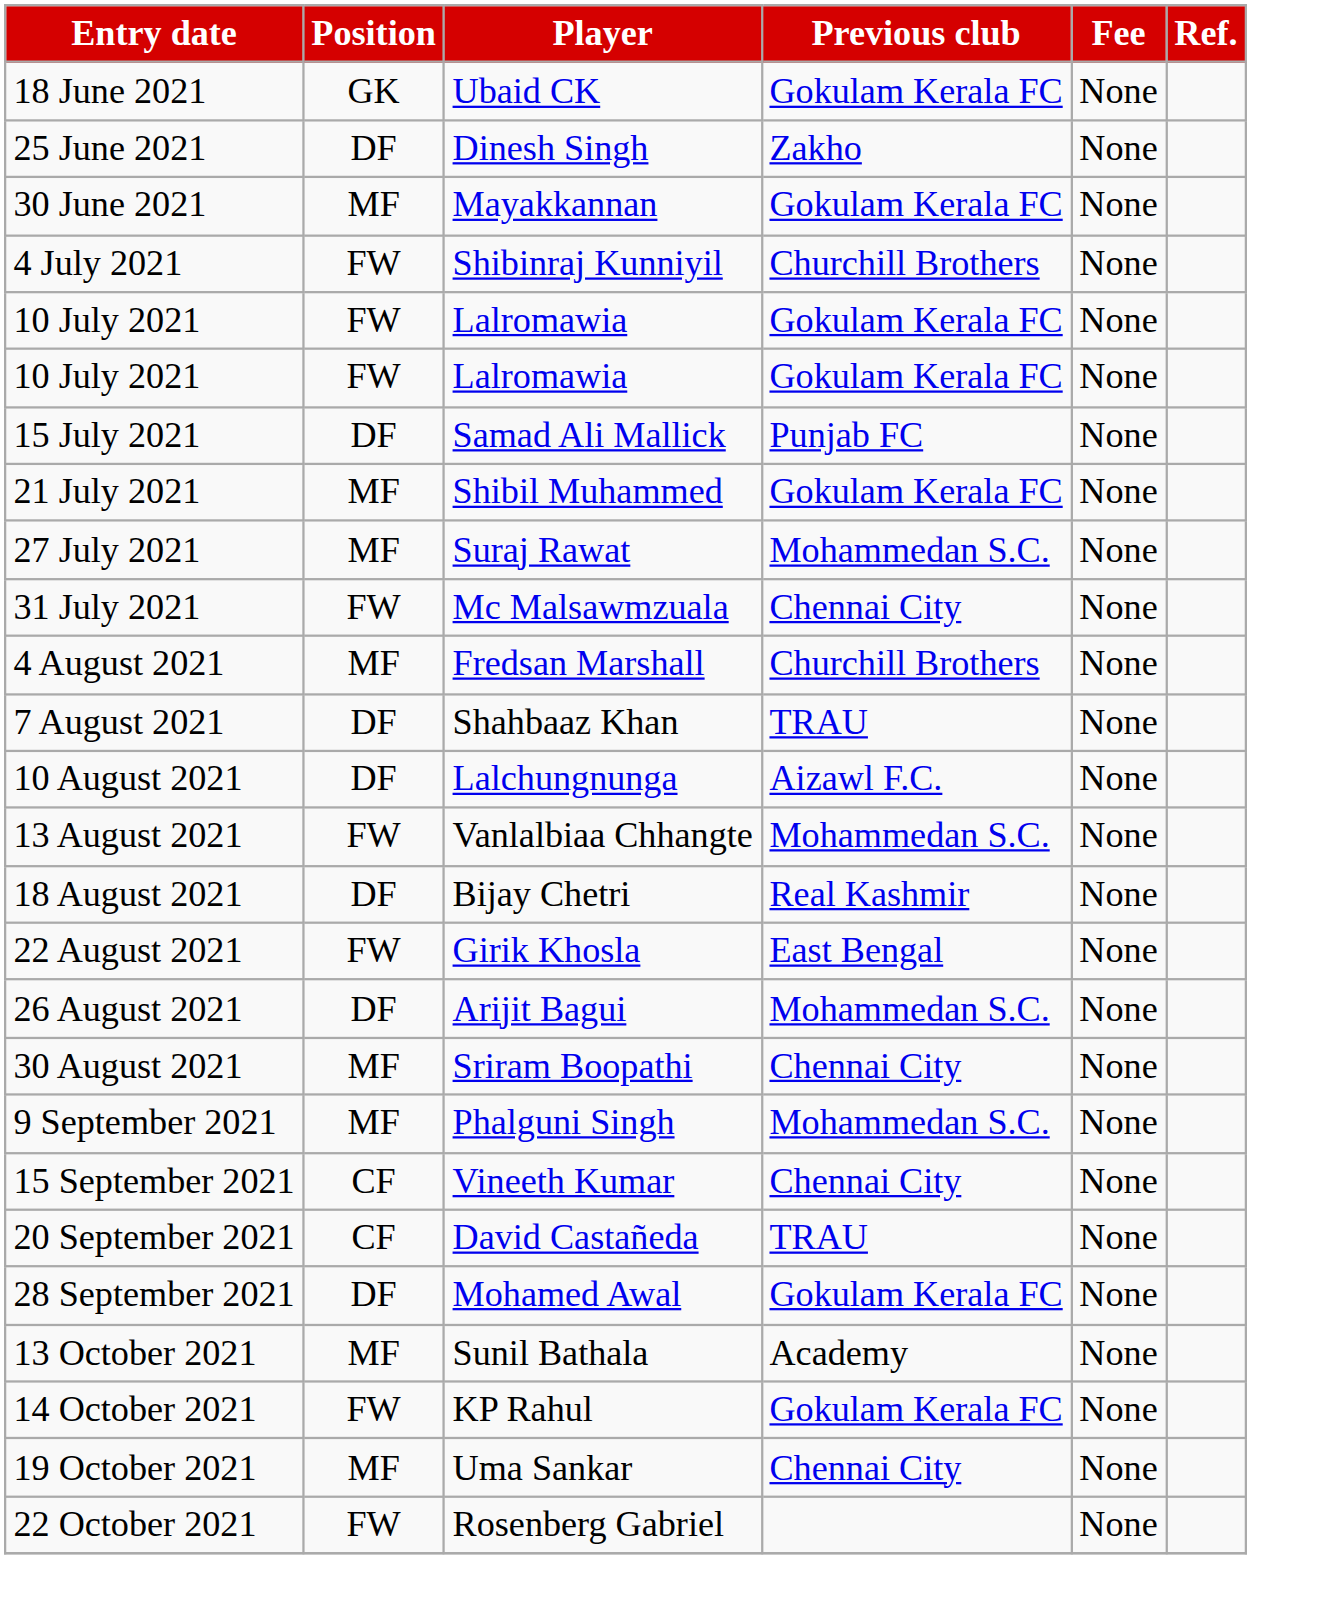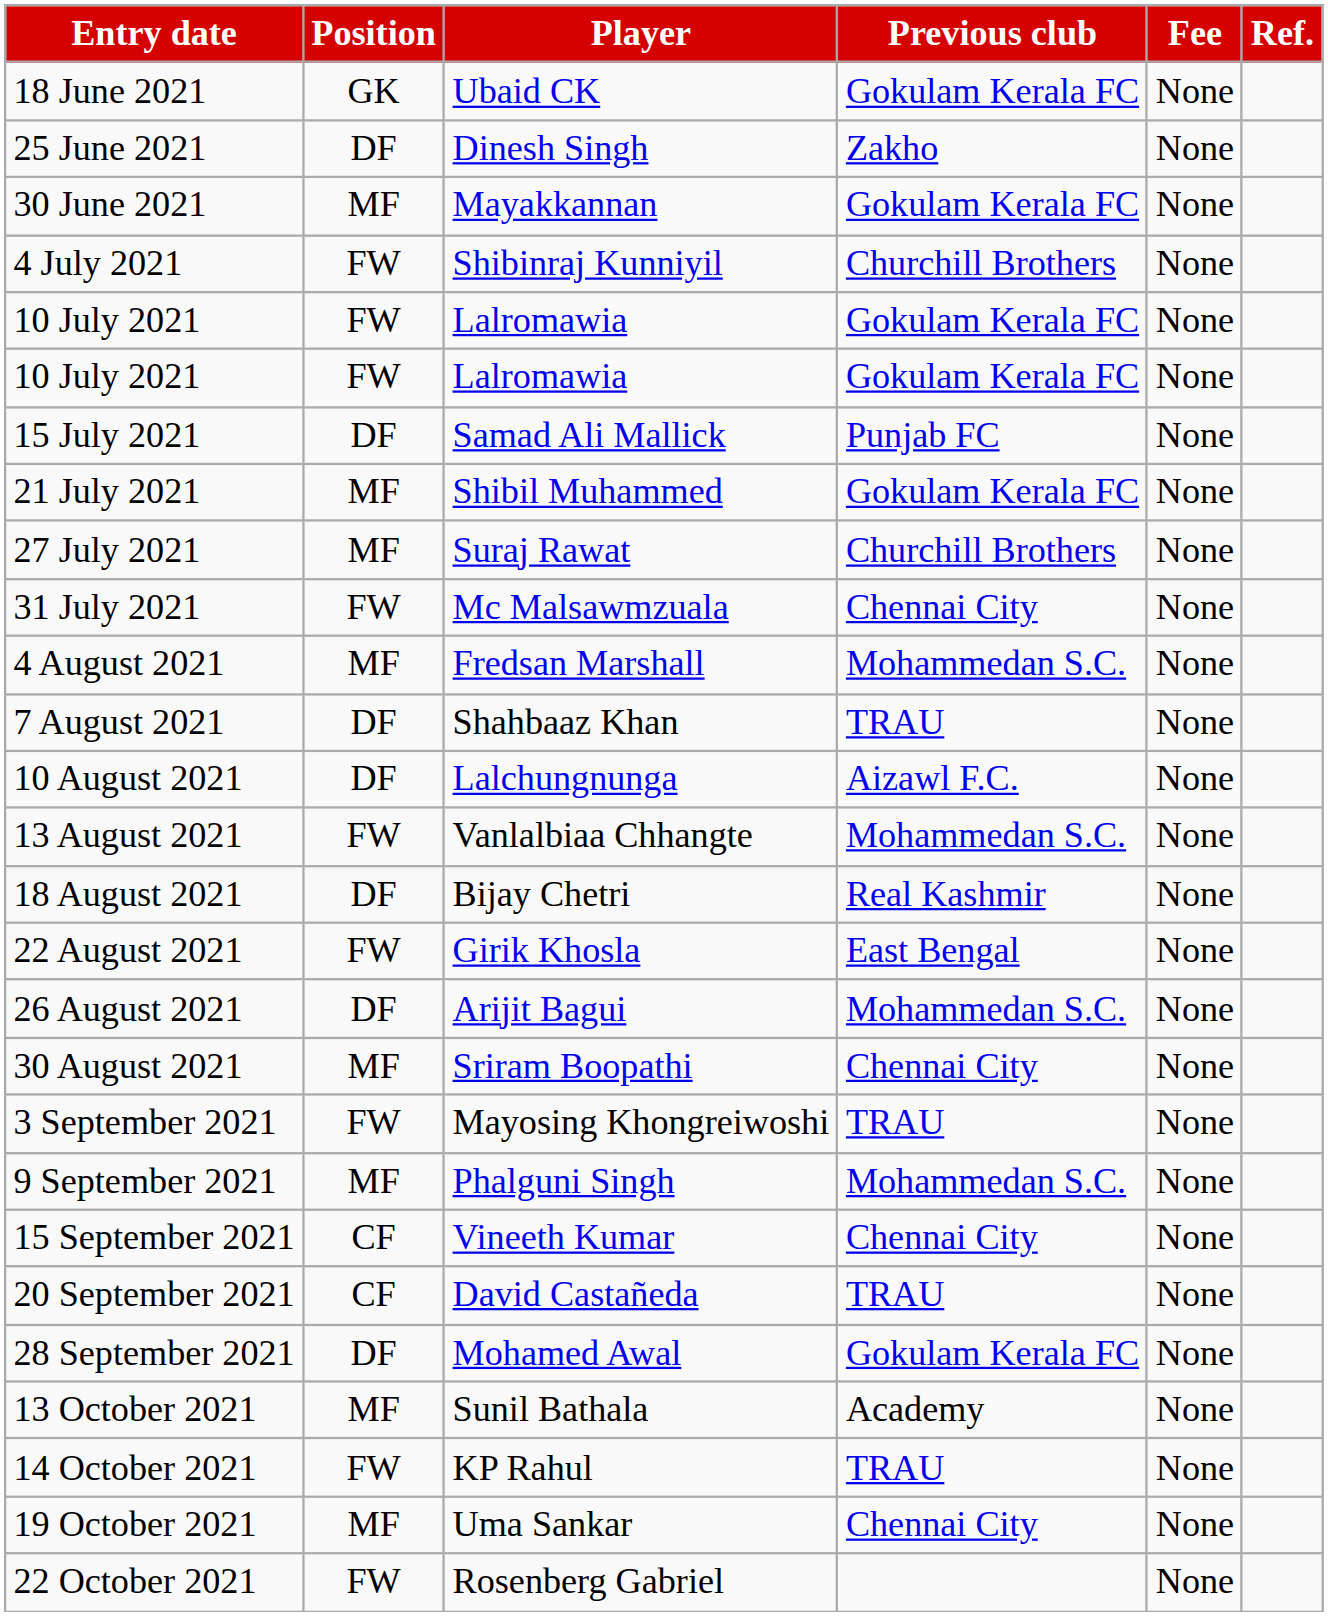(910, 549) Mohammedan S.C. -> (981, 549) Churchill Brothers
(905, 663) Churchill Brothers -> (986, 663) Mohammedan S.C.
+ row: (145, 1122)
(916, 1409) Gokulam Kerala FC -> (895, 1466) TRAU
